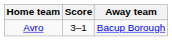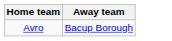- column: (78, 12)
